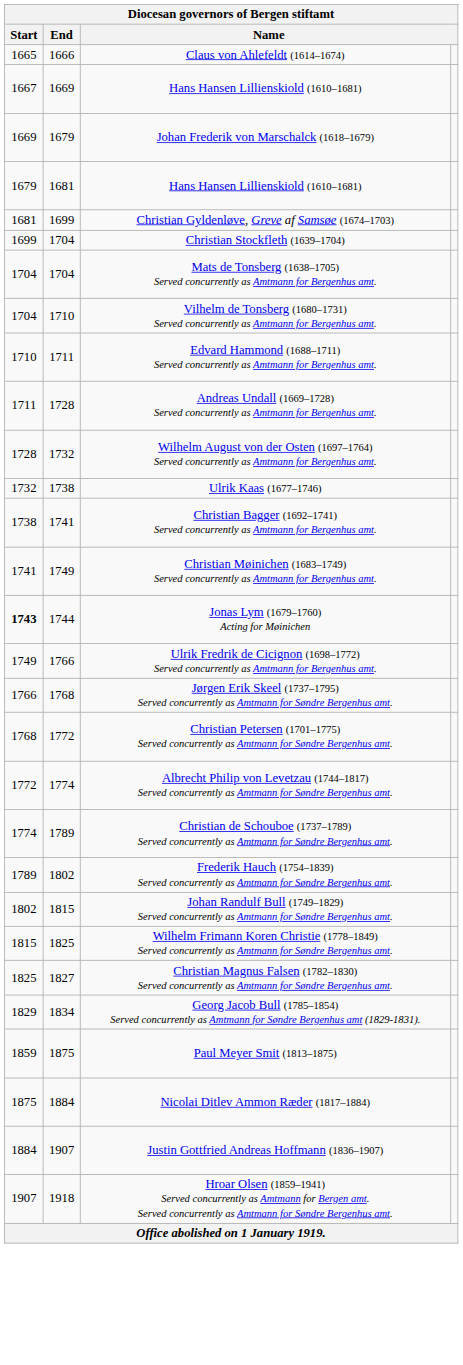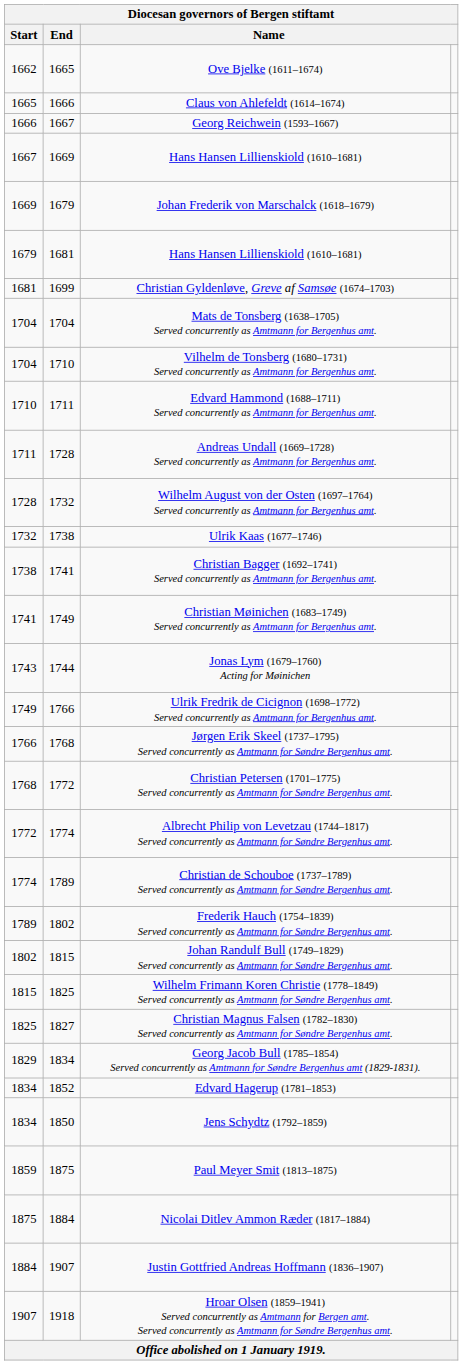+ row: (62, 68)
+ row: (62, 123)
- row: (62, 240)
(24, 619) bold -> (24, 668) normal
+ row: (62, 1087)
+ row: (62, 1122)
